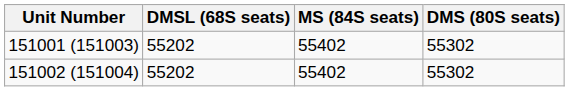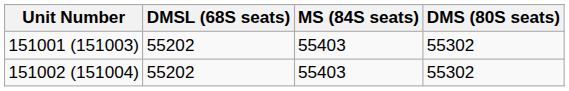(322, 45) 55402 -> (322, 45) 55403
(322, 72) 55402 -> (322, 72) 55403
